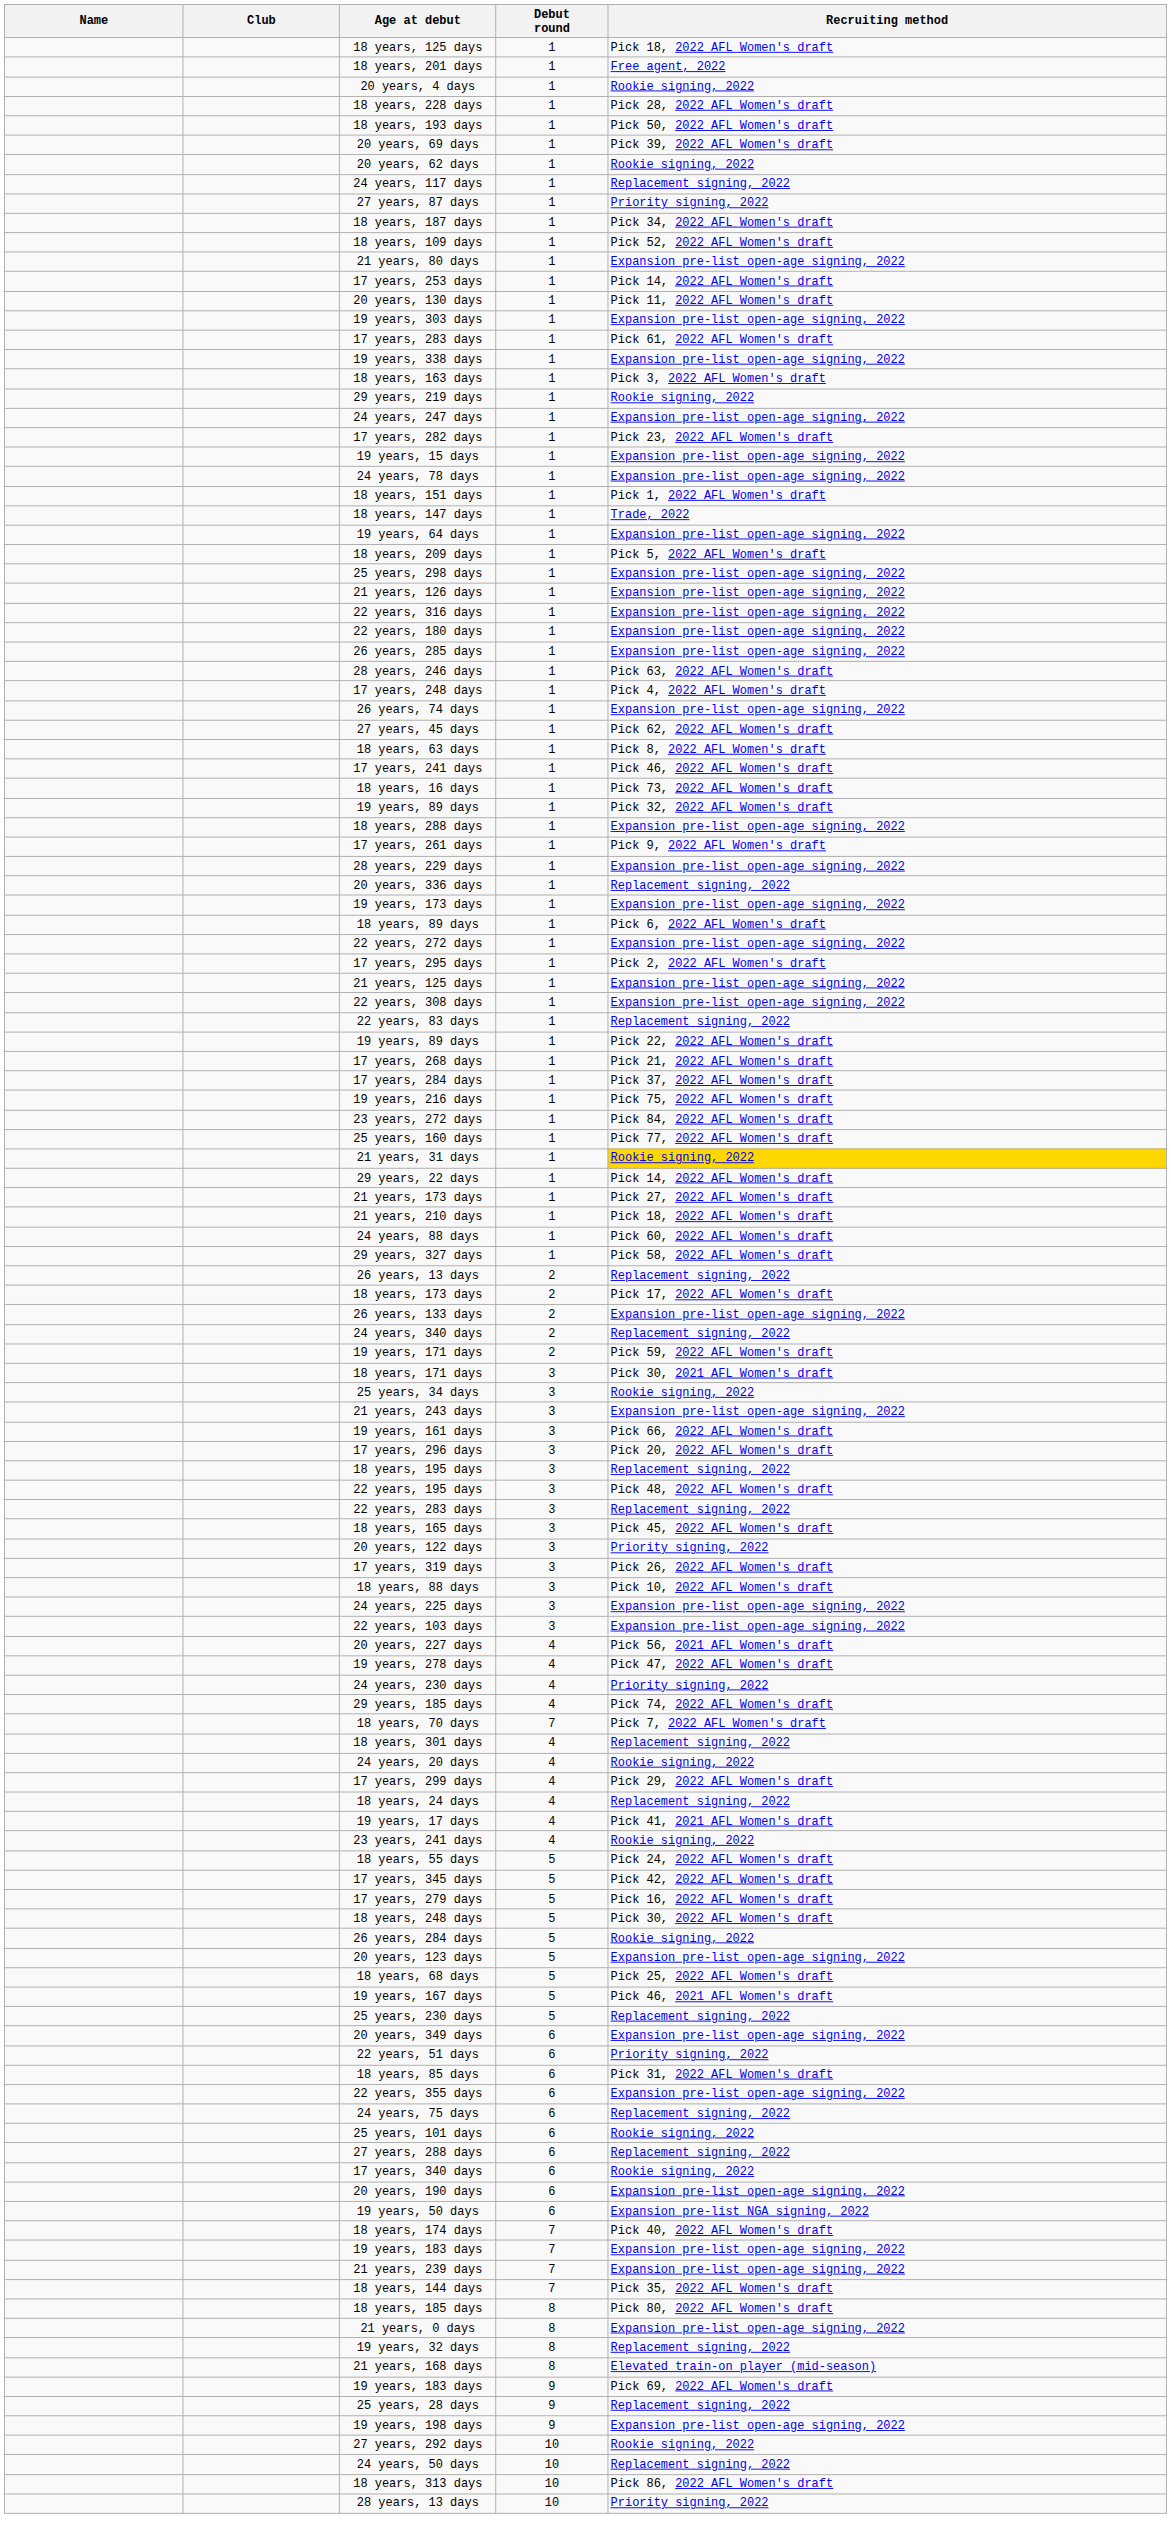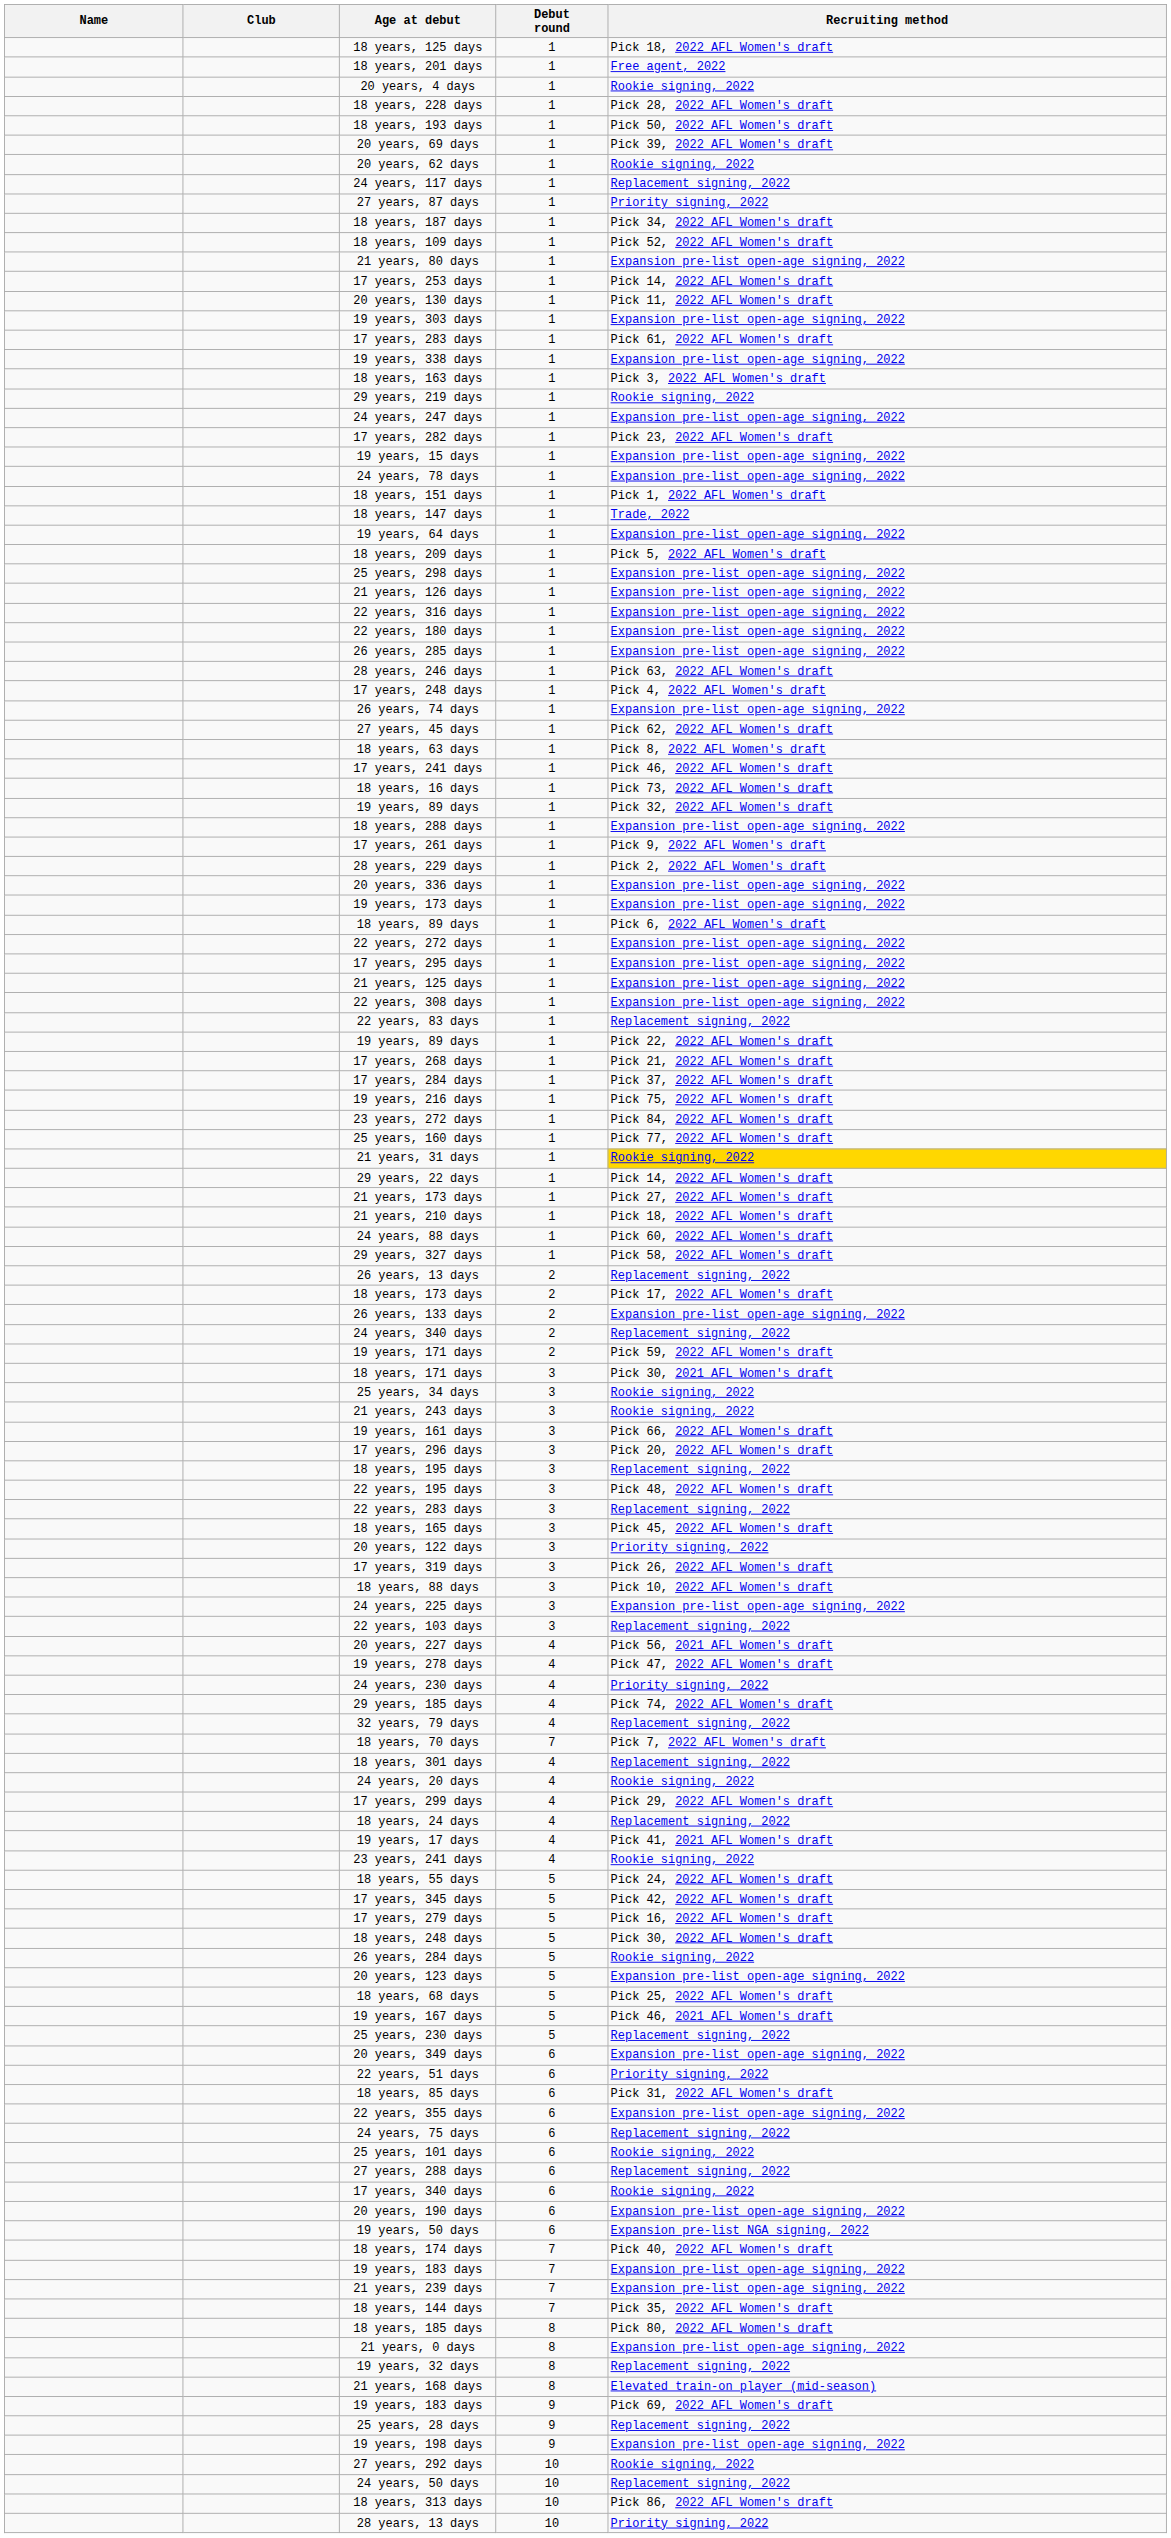(758, 866) Expansion pre-list open-age signing, 2022 -> (718, 866) Pick 2, 2022 AFL Women's draft
(700, 886) Replacement signing, 2022 -> (758, 886) Expansion pre-list open-age signing, 2022
(718, 964) Pick 2, 2022 AFL Women's draft -> (758, 964) Expansion pre-list open-age signing, 2022
(758, 1412) Expansion pre-list open-age signing, 2022 -> (682, 1412) Rookie signing, 2022
(758, 1626) Expansion pre-list open-age signing, 2022 -> (700, 1626) Replacement signing, 2022
+ row: (418, 1724)
